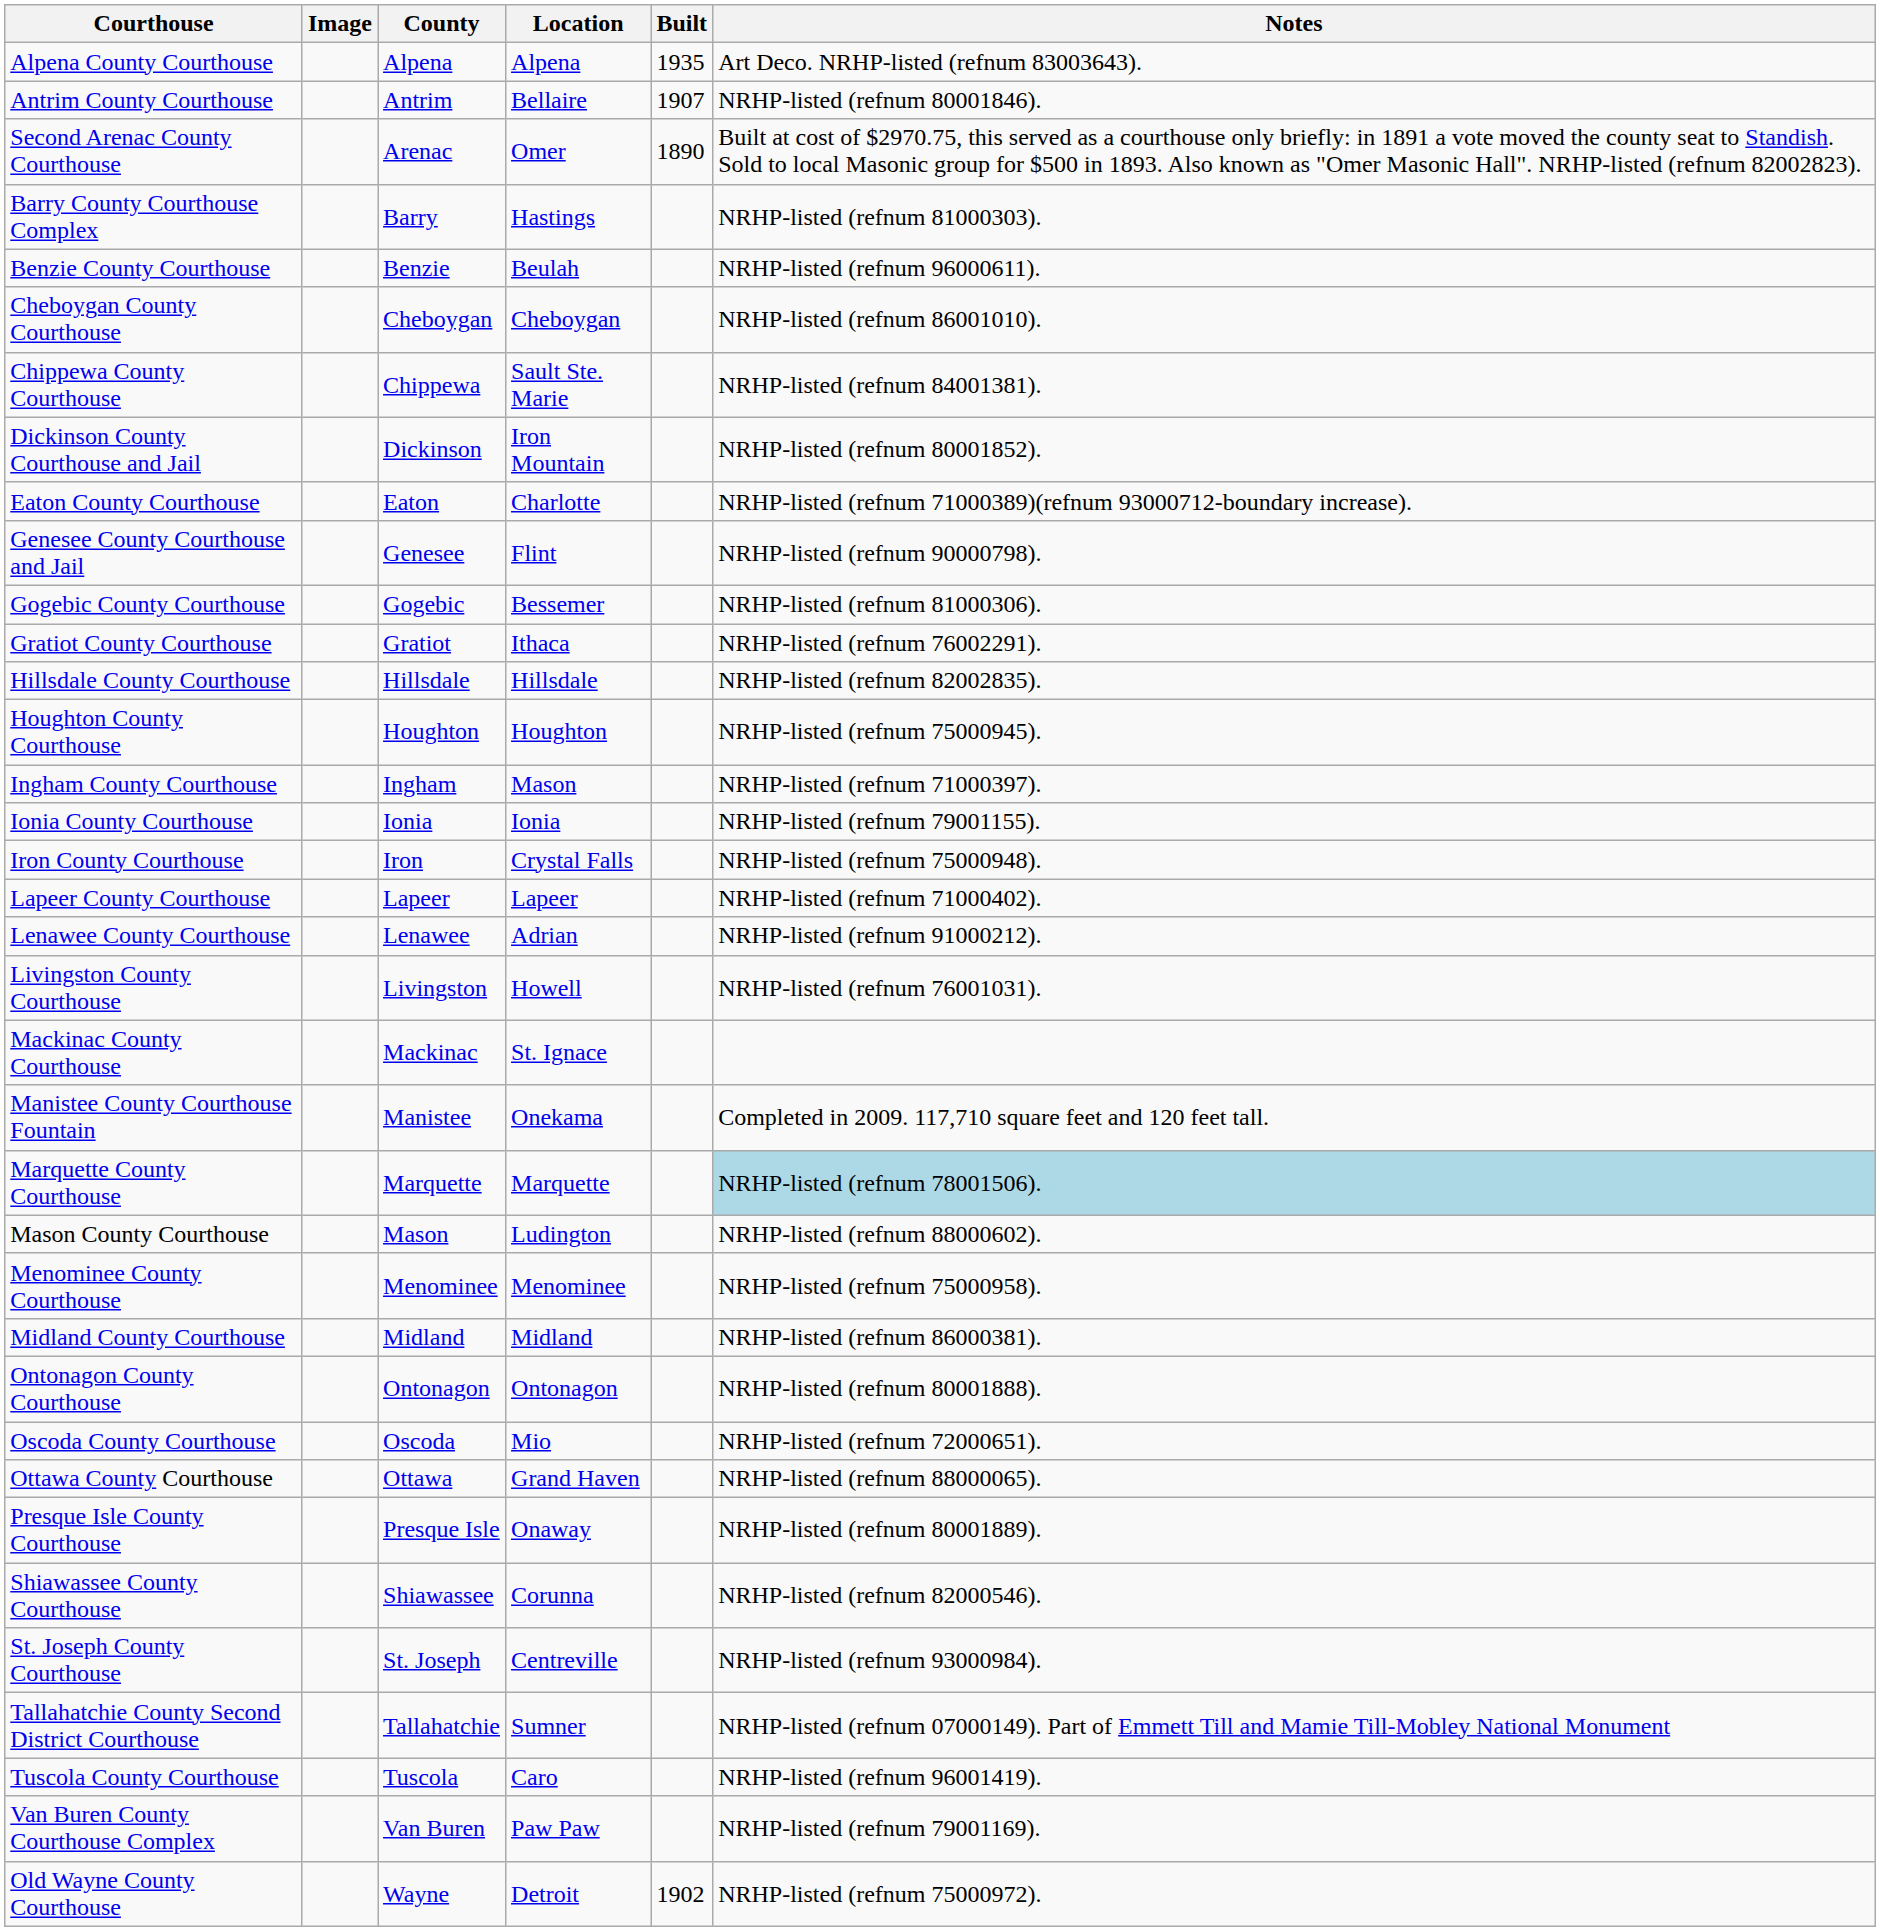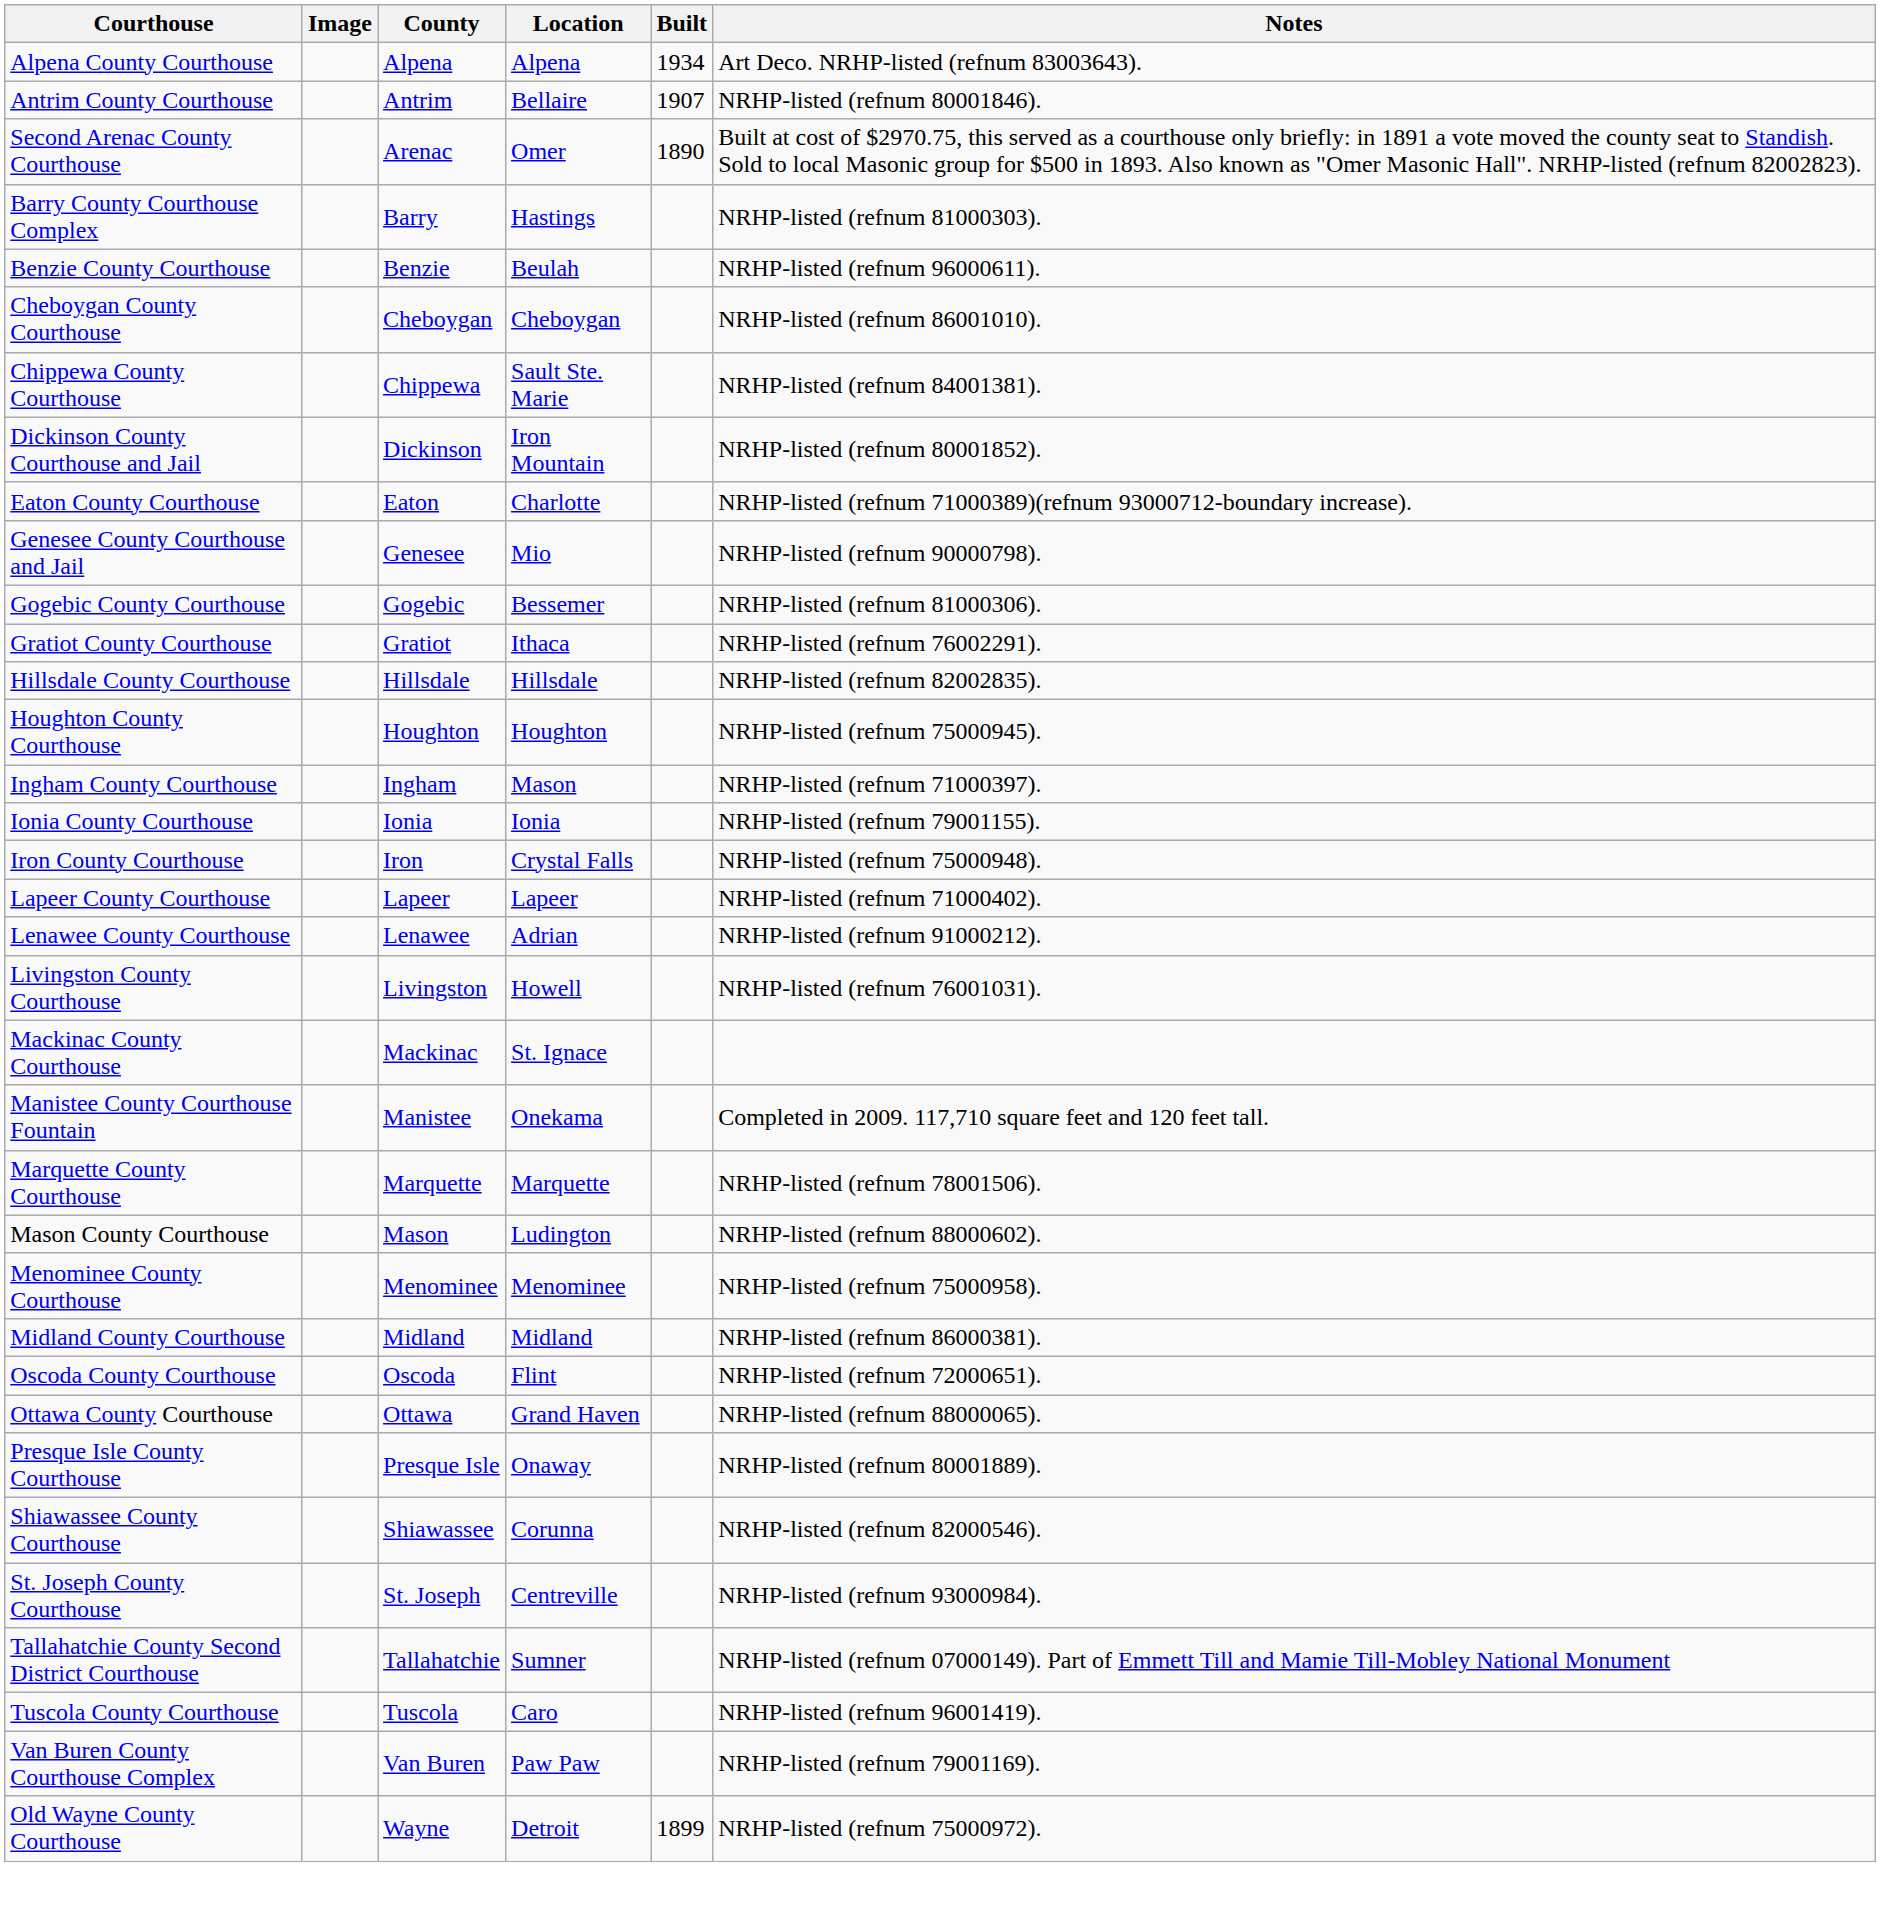(680, 61) 1935 -> (680, 61) 1934
(534, 552) Flint -> (531, 552) Mio
(880, 1182) lightblue background -> (880, 1182) no background
- row: (102, 1388)
(531, 1440) Mio -> (534, 1375) Flint
(680, 1893) 1902 -> (680, 1828) 1899
